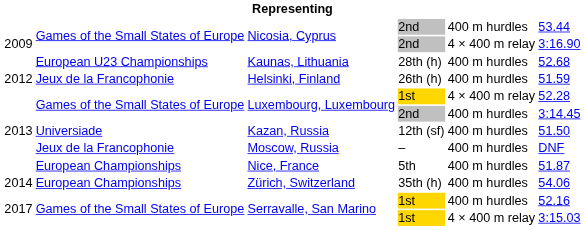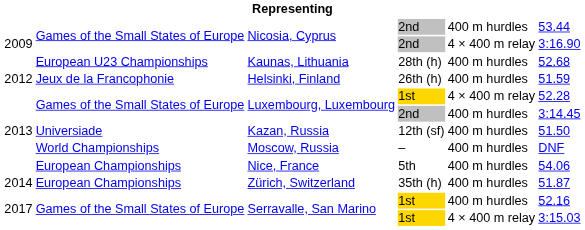(105, 148) Jeux de la Francophonie -> (97, 148) World Championships
(554, 166) 51.87 -> (554, 166) 54.06
(554, 183) 54.06 -> (554, 183) 51.87
